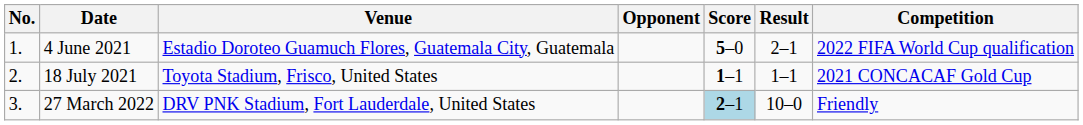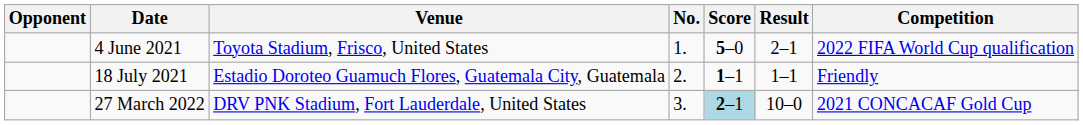columns swapped: (22, 18) <-> (661, 18)
(388, 47) Estadio Doroteo Guamuch Flores, Guatemala City, Guatemala -> (351, 47) Toyota Stadium, Frisco, United States
(300, 76) Toyota Stadium, Frisco, United States -> (439, 76) Estadio Doroteo Guamuch Flores, Guatemala City, Guatemala
(924, 76) 2021 CONCACAF Gold Cup -> (848, 76) Friendly
(848, 104) Friendly -> (924, 104) 2021 CONCACAF Gold Cup
